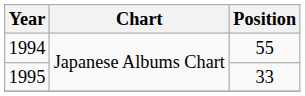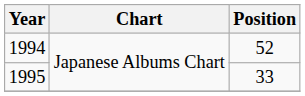(265, 47) 55 -> (265, 47) 52
